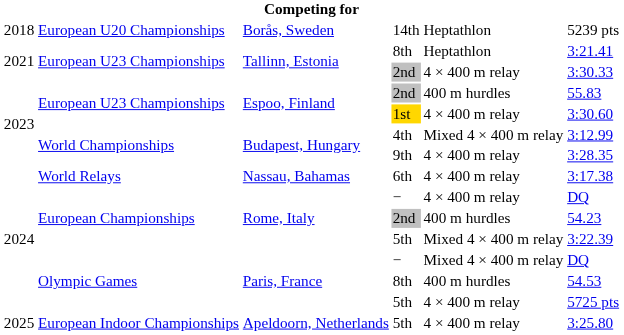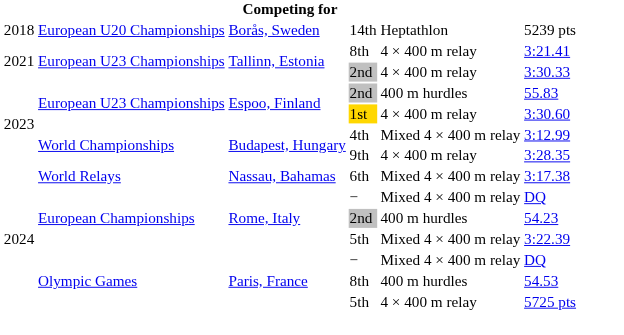(457, 51) Heptathlon -> (429, 51) 4 × 400 m relay
(472, 176) 4 × 400 m relay -> (450, 176) Mixed 4 × 400 m relay
(472, 197) 4 × 400 m relay -> (450, 197) Mixed 4 × 400 m relay
- row: (316, 322)
